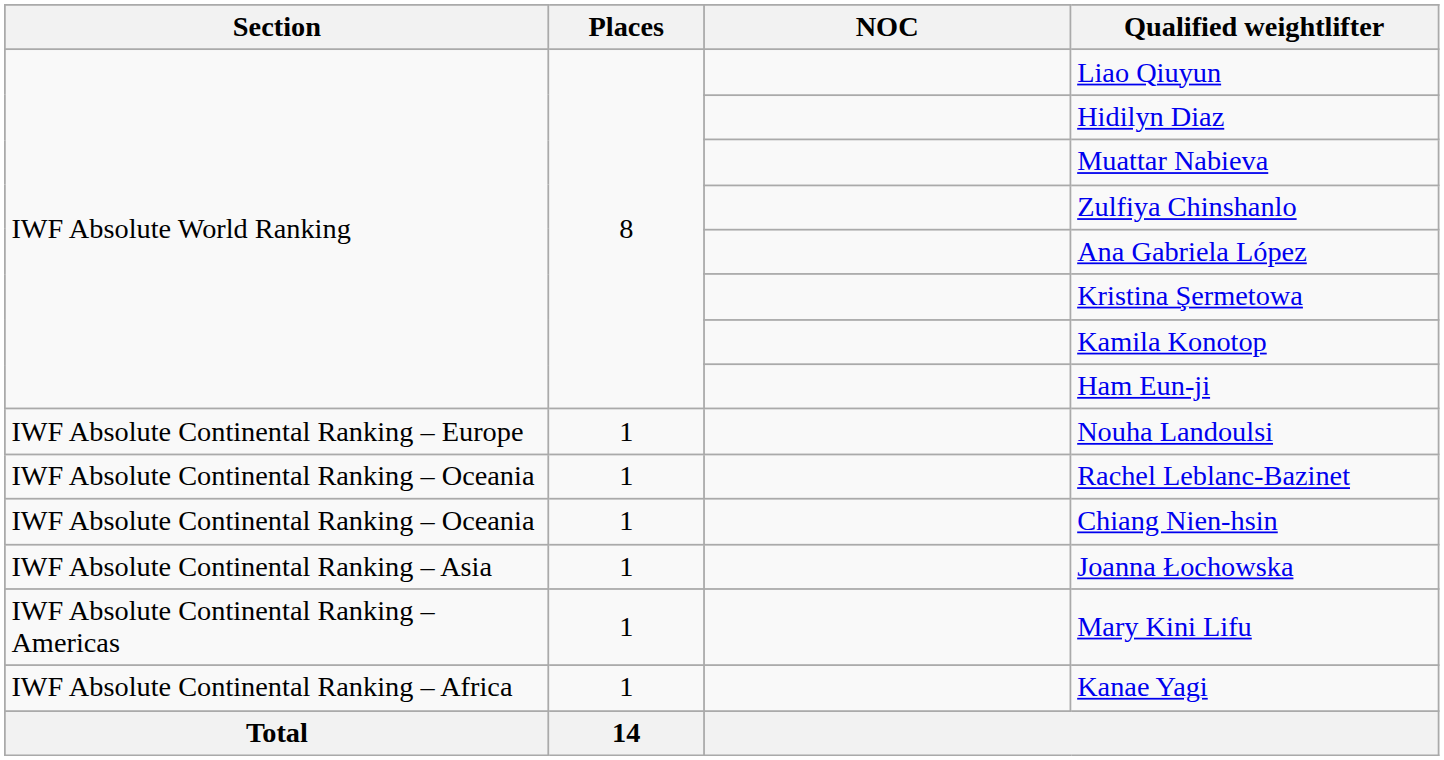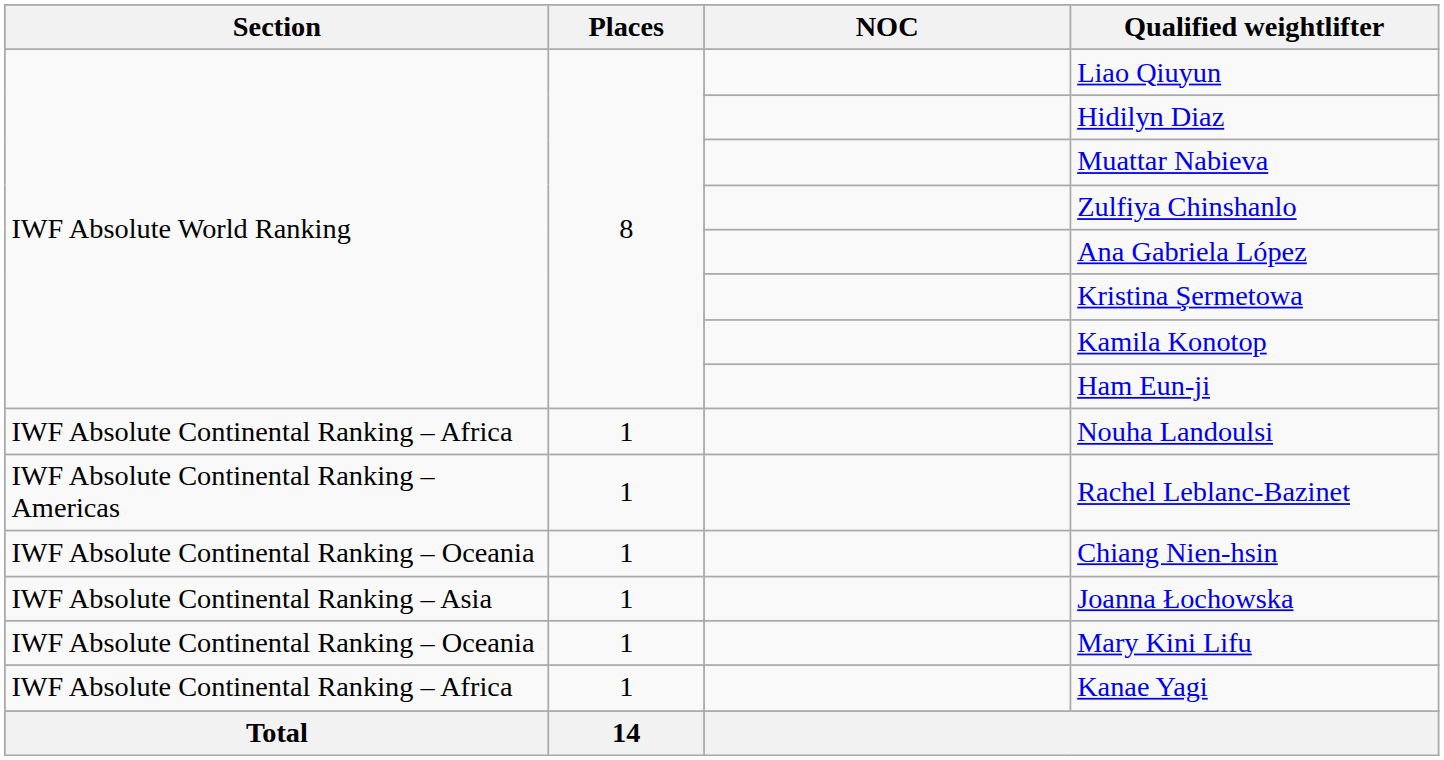(267, 431) IWF Absolute Continental Ranking – Europe -> (262, 431) IWF Absolute Continental Ranking – Africa
(273, 476) IWF Absolute Continental Ranking – Oceania -> (223, 492) IWF Absolute Continental Ranking – Americas
(223, 626) IWF Absolute Continental Ranking – Americas -> (273, 642) IWF Absolute Continental Ranking – Oceania
